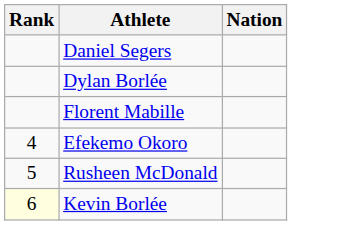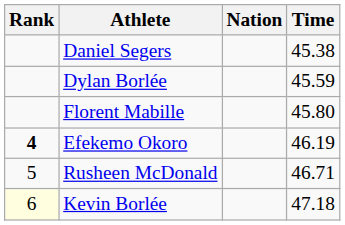+ column: (313, 19)
(32, 142) normal -> (32, 142) bold
